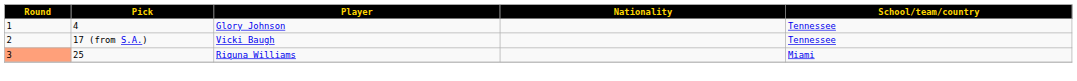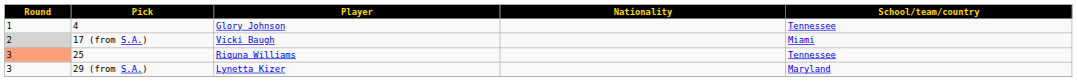(9, 40) no background -> (9, 40) lightgrey background
(812, 40) Tennessee -> (801, 40) Miami
(801, 55) Miami -> (812, 55) Tennessee
+ row: (110, 69)
